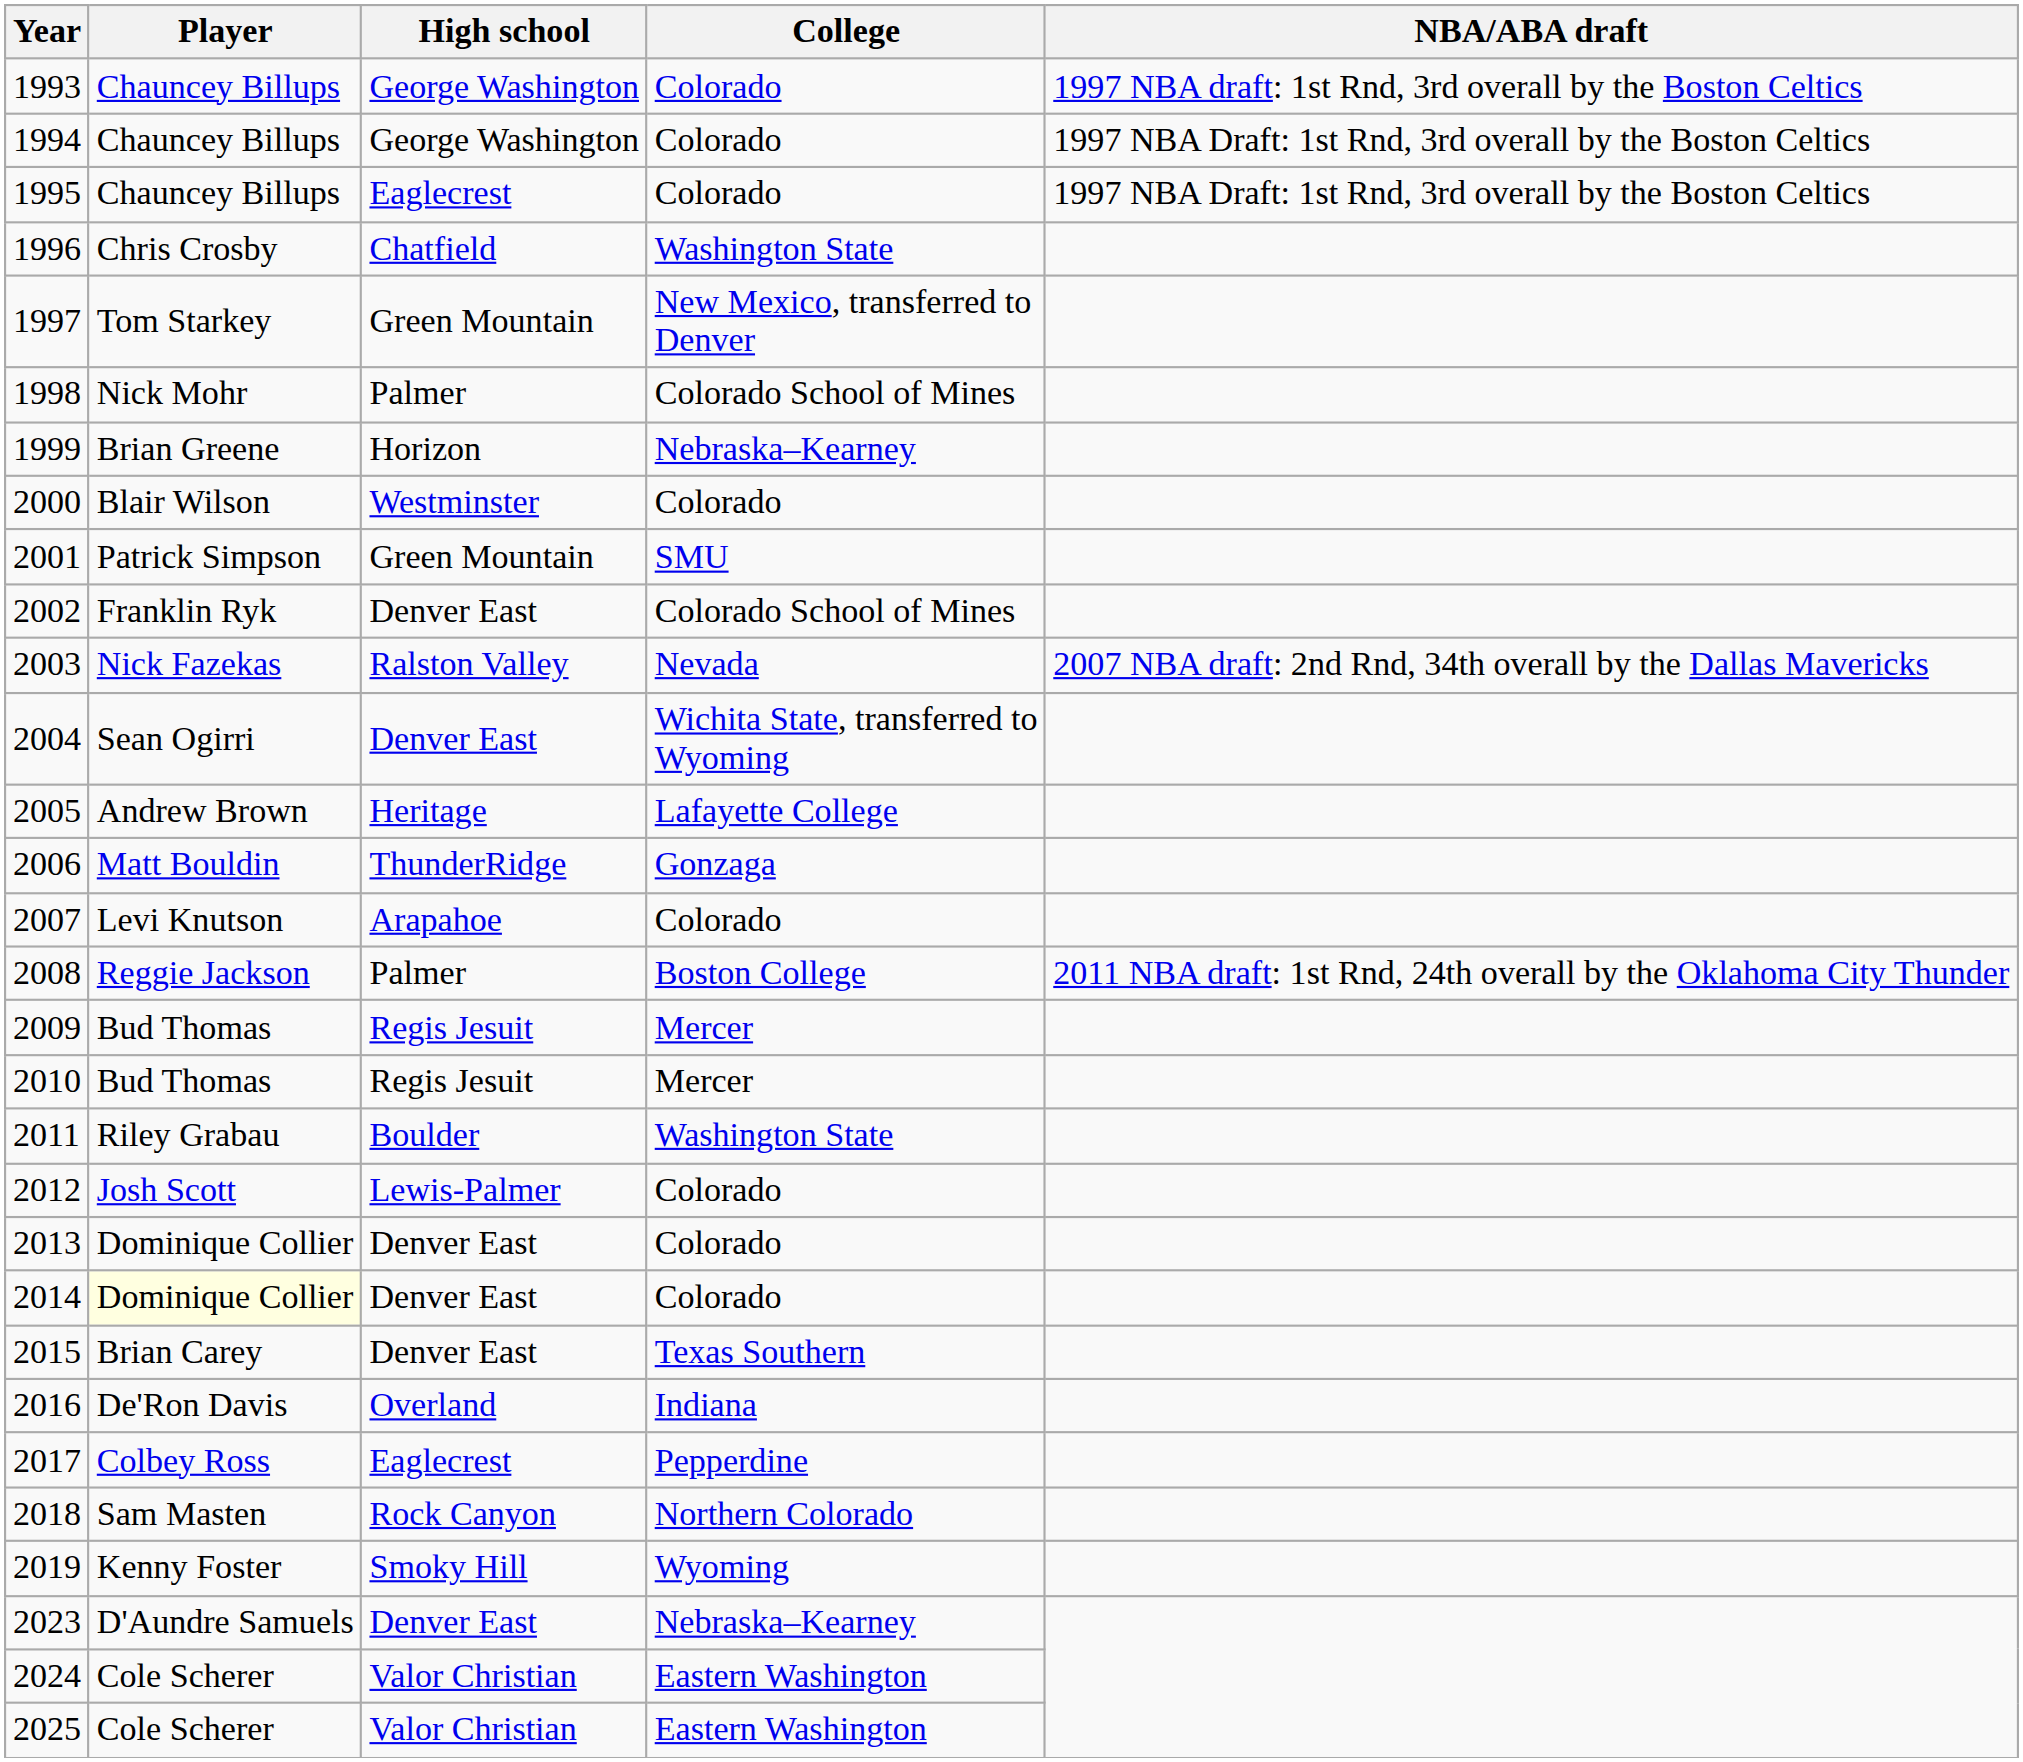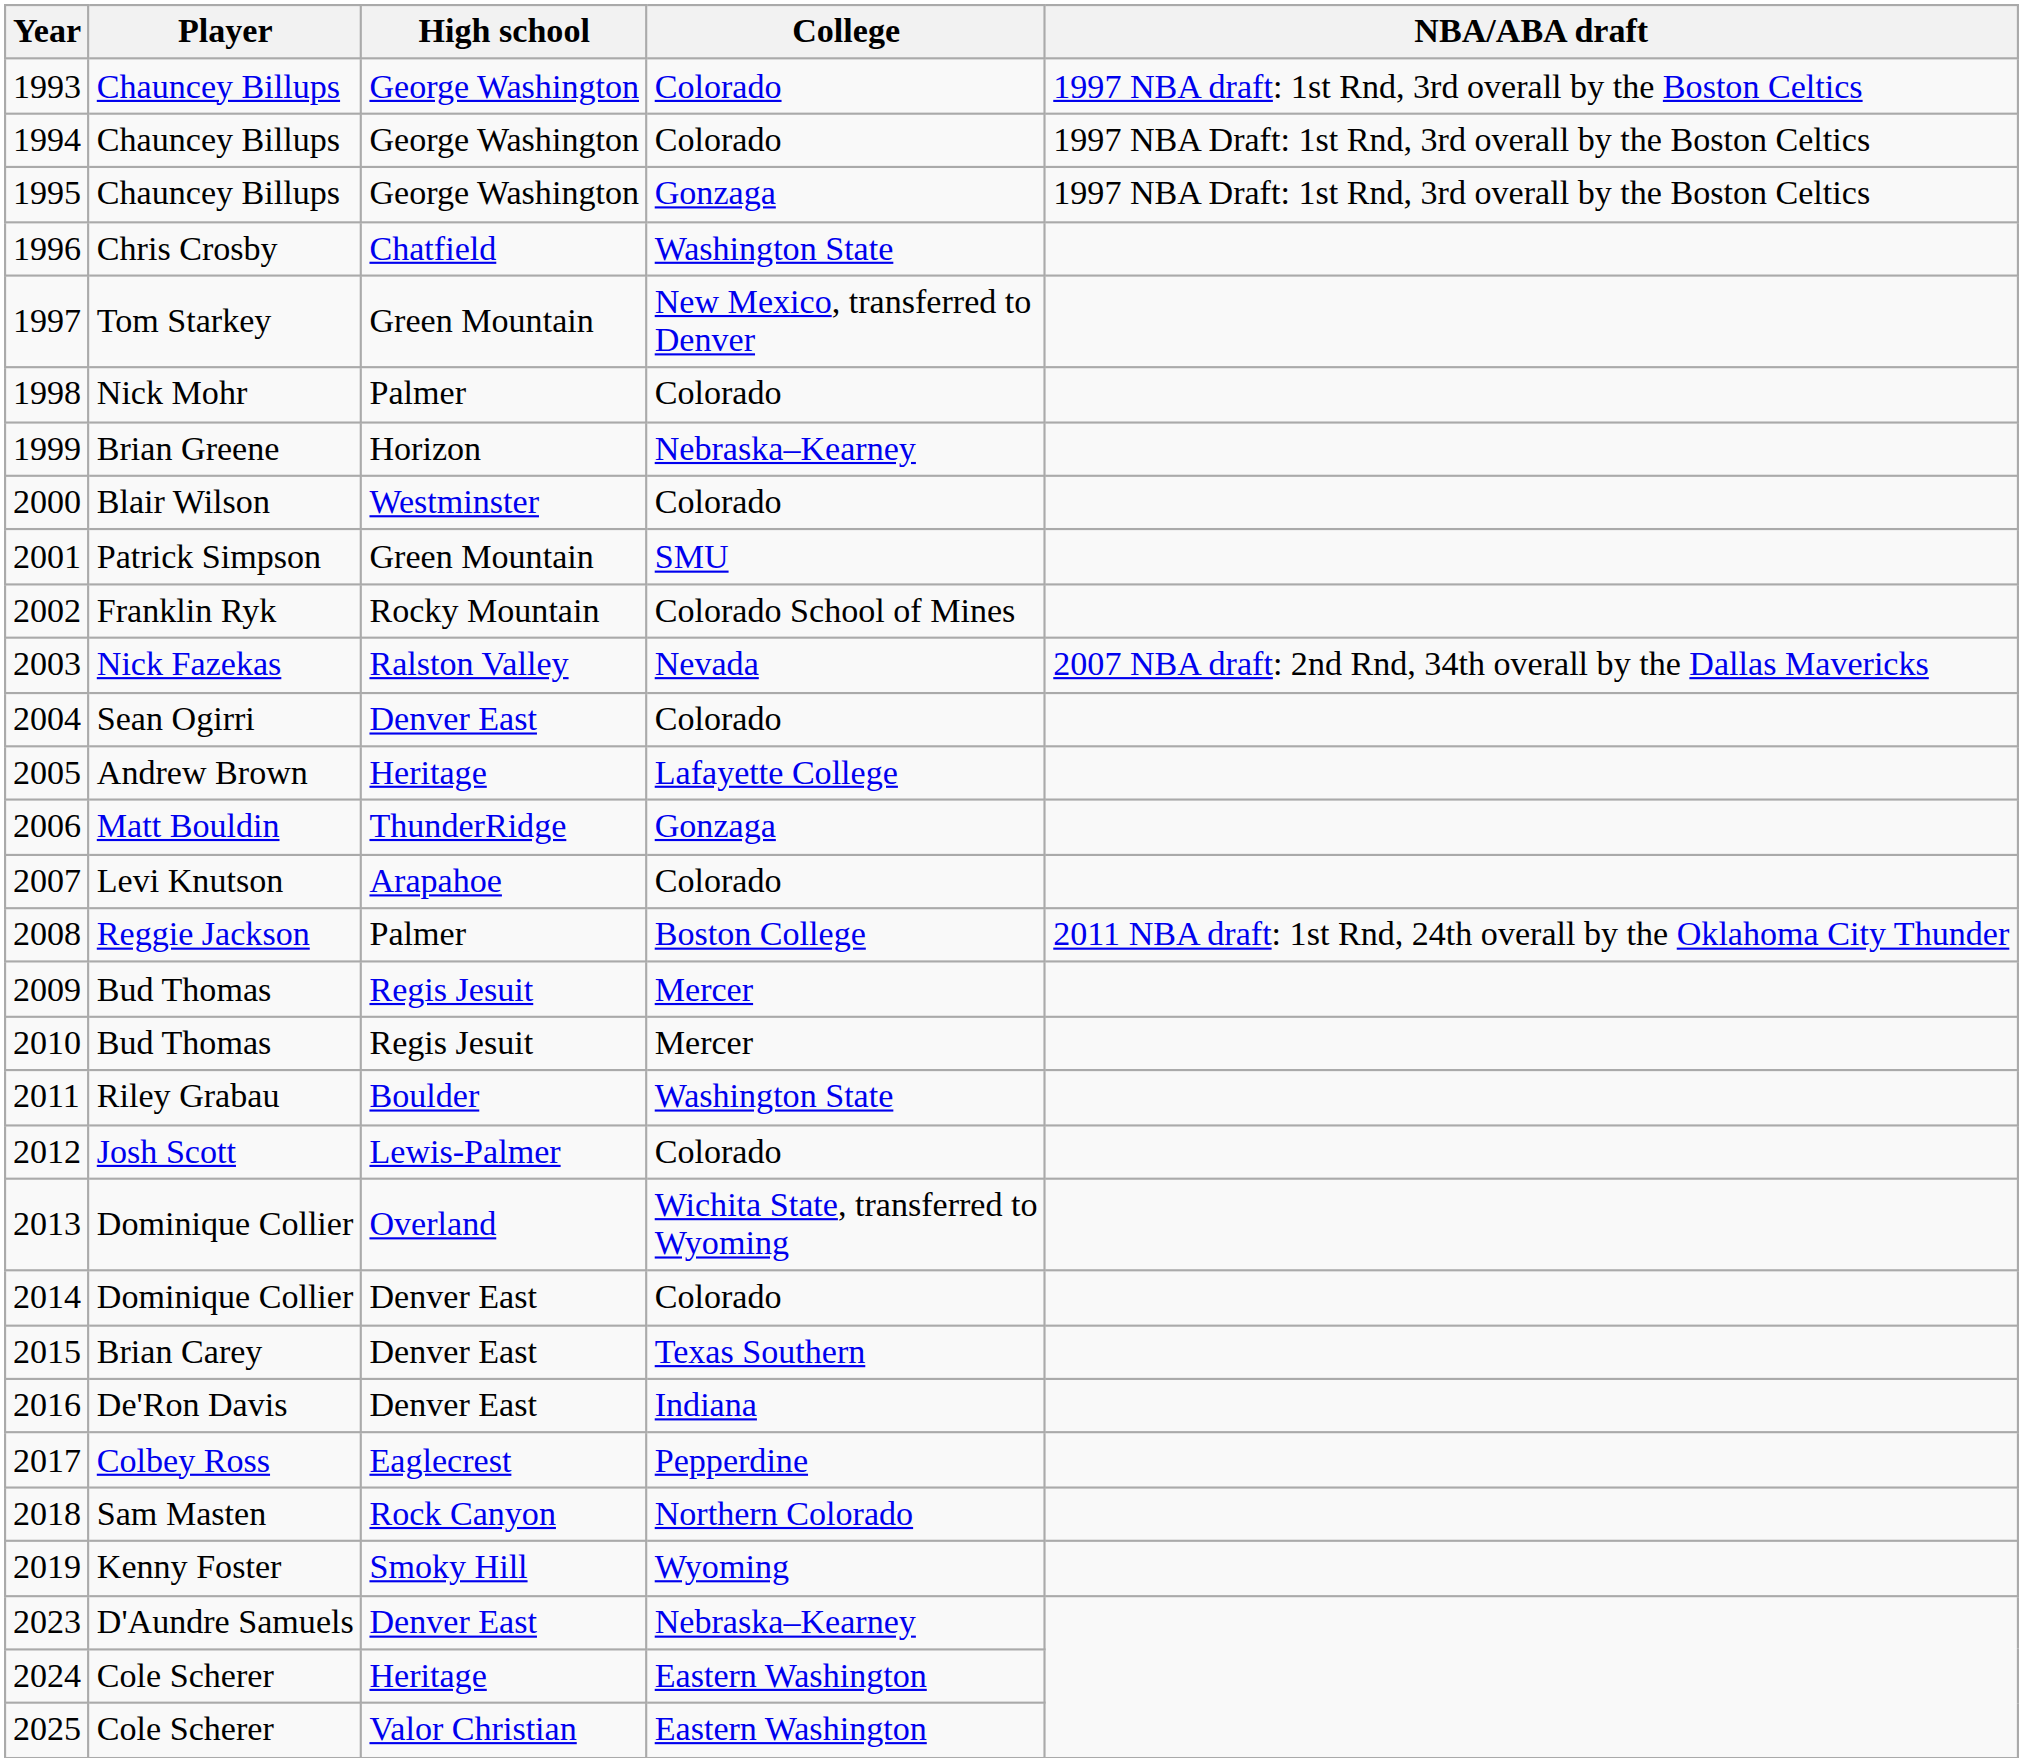(440, 193) Eaglecrest -> (504, 193) George Washington
(718, 193) Colorado -> (715, 193) Gonzaga
(835, 394) Colorado School of Mines -> (718, 394) Colorado
(453, 610) Denver East -> (484, 610) Rocky Mountain
(846, 737) Wichita State, transferred to Wyoming -> (718, 718) Colorado
(453, 1243) Denver East -> (433, 1224) Overland
(718, 1243) Colorado -> (846, 1224) Wichita State, transferred to Wyoming
(225, 1297) lightyellow background -> (225, 1297) no background
(433, 1405) Overland -> (453, 1405) Denver East
(473, 1675) Valor Christian -> (428, 1675) Heritage
